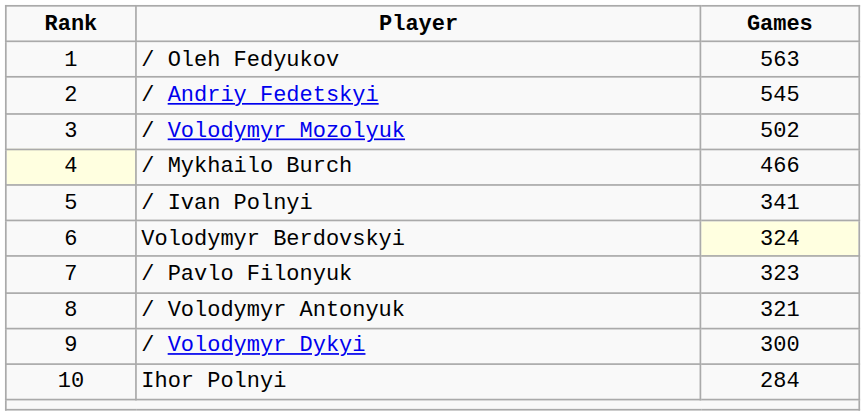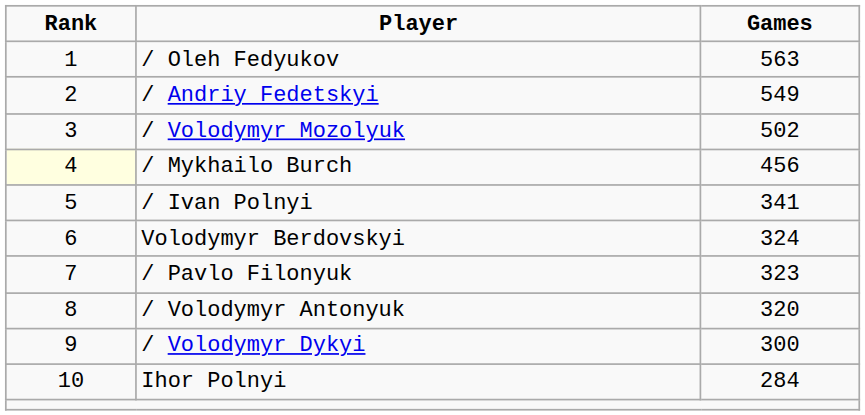(780, 95) 545 -> (780, 95) 549
(780, 167) 466 -> (780, 167) 456
(780, 239) lightyellow background -> (780, 239) no background
(780, 310) 321 -> (780, 310) 320
